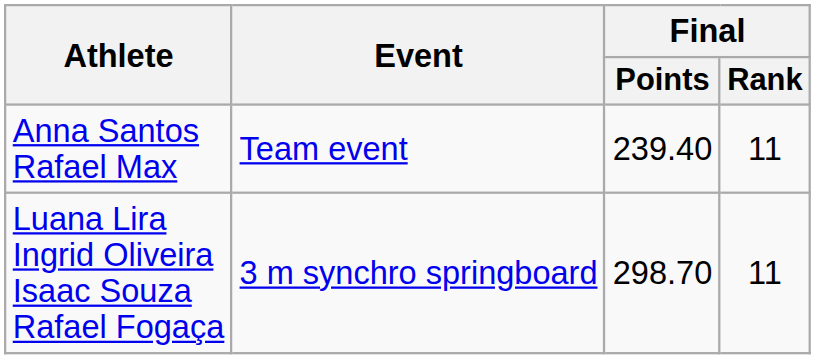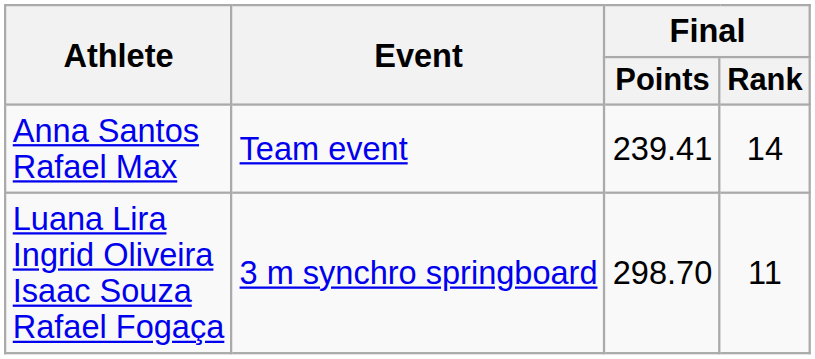(662, 149) 239.40 -> (662, 149) 239.41
(765, 149) 11 -> (765, 149) 14
